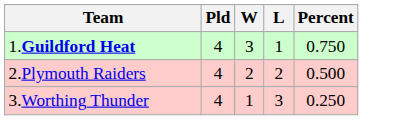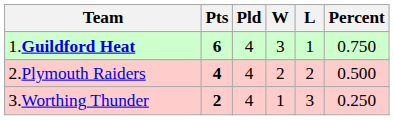+ column: (217, 18)
